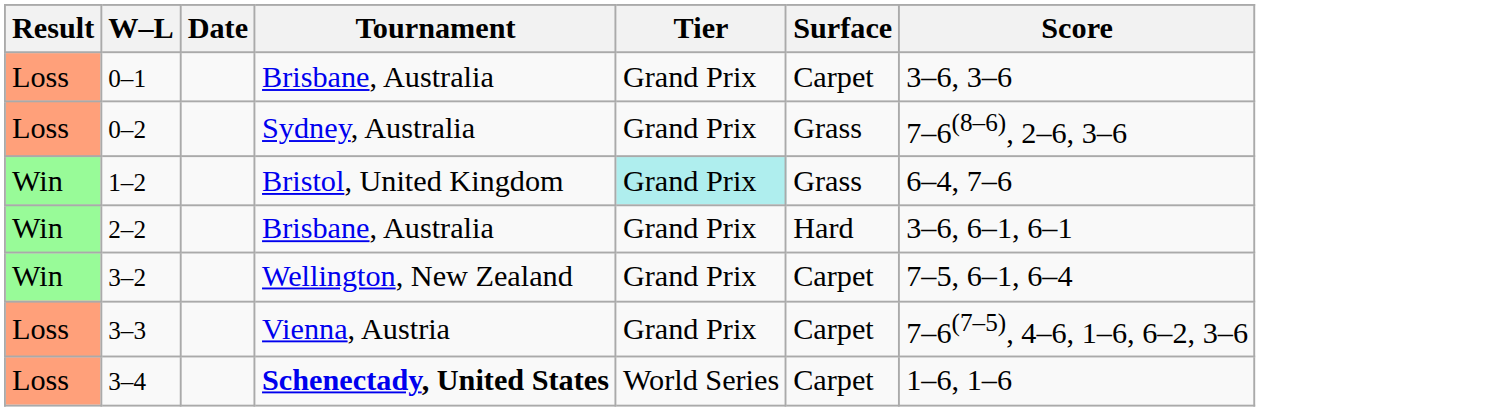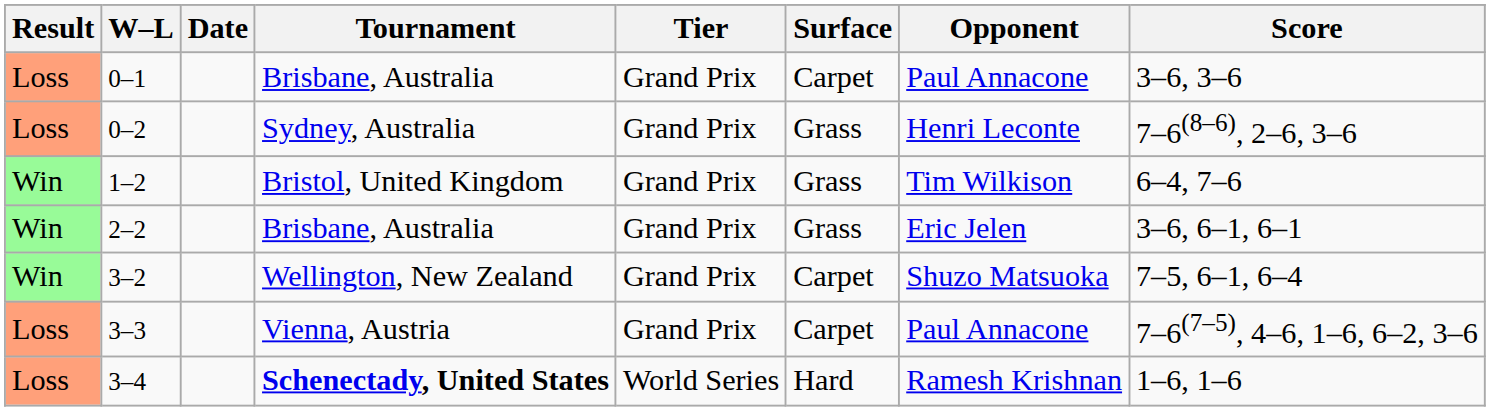+ column: (1014, 28)
(690, 180) paleturquoise background -> (690, 180) no background
(823, 228) Hard -> (828, 228) Grass
(833, 380) Carpet -> (823, 380) Hard
